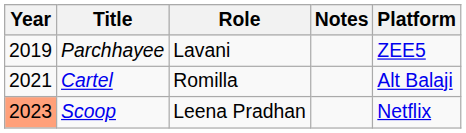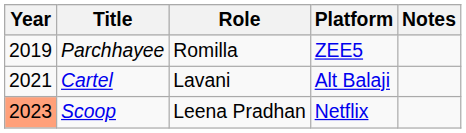columns swapped: (417, 19) <-> (342, 19)
(202, 50) Lavani -> (206, 50) Romilla
(206, 81) Romilla -> (202, 81) Lavani
